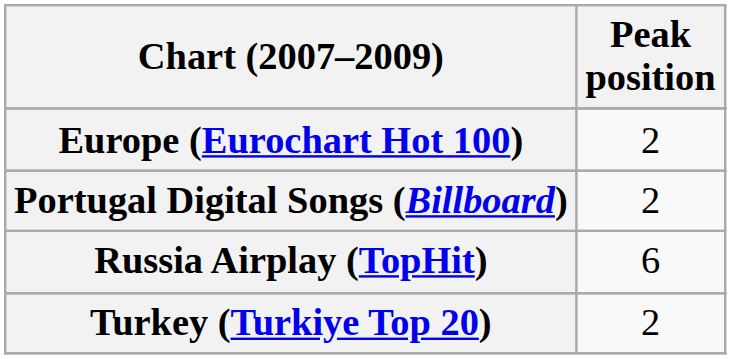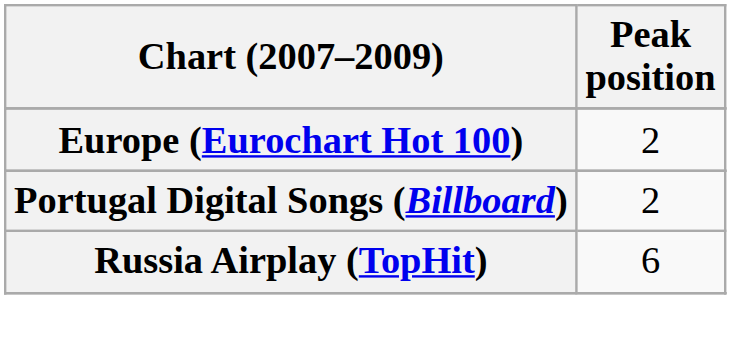- row: (291, 321)
